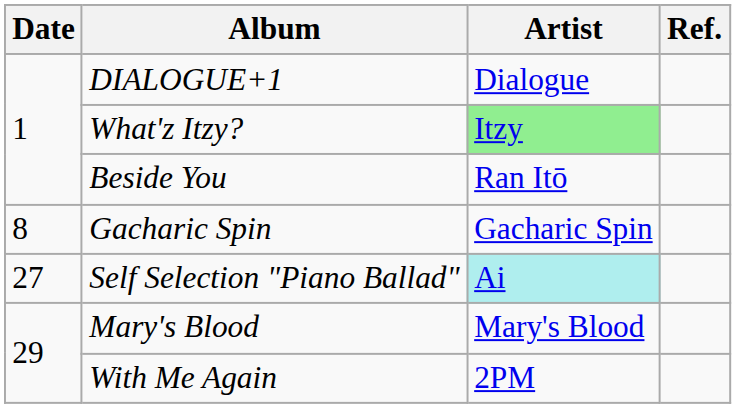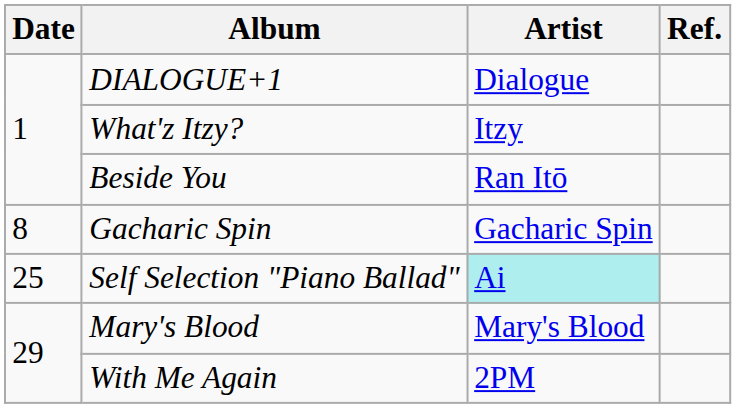(499, 128) lightgreen background -> (499, 128) no background
(28, 278) 27 -> (28, 278) 25
